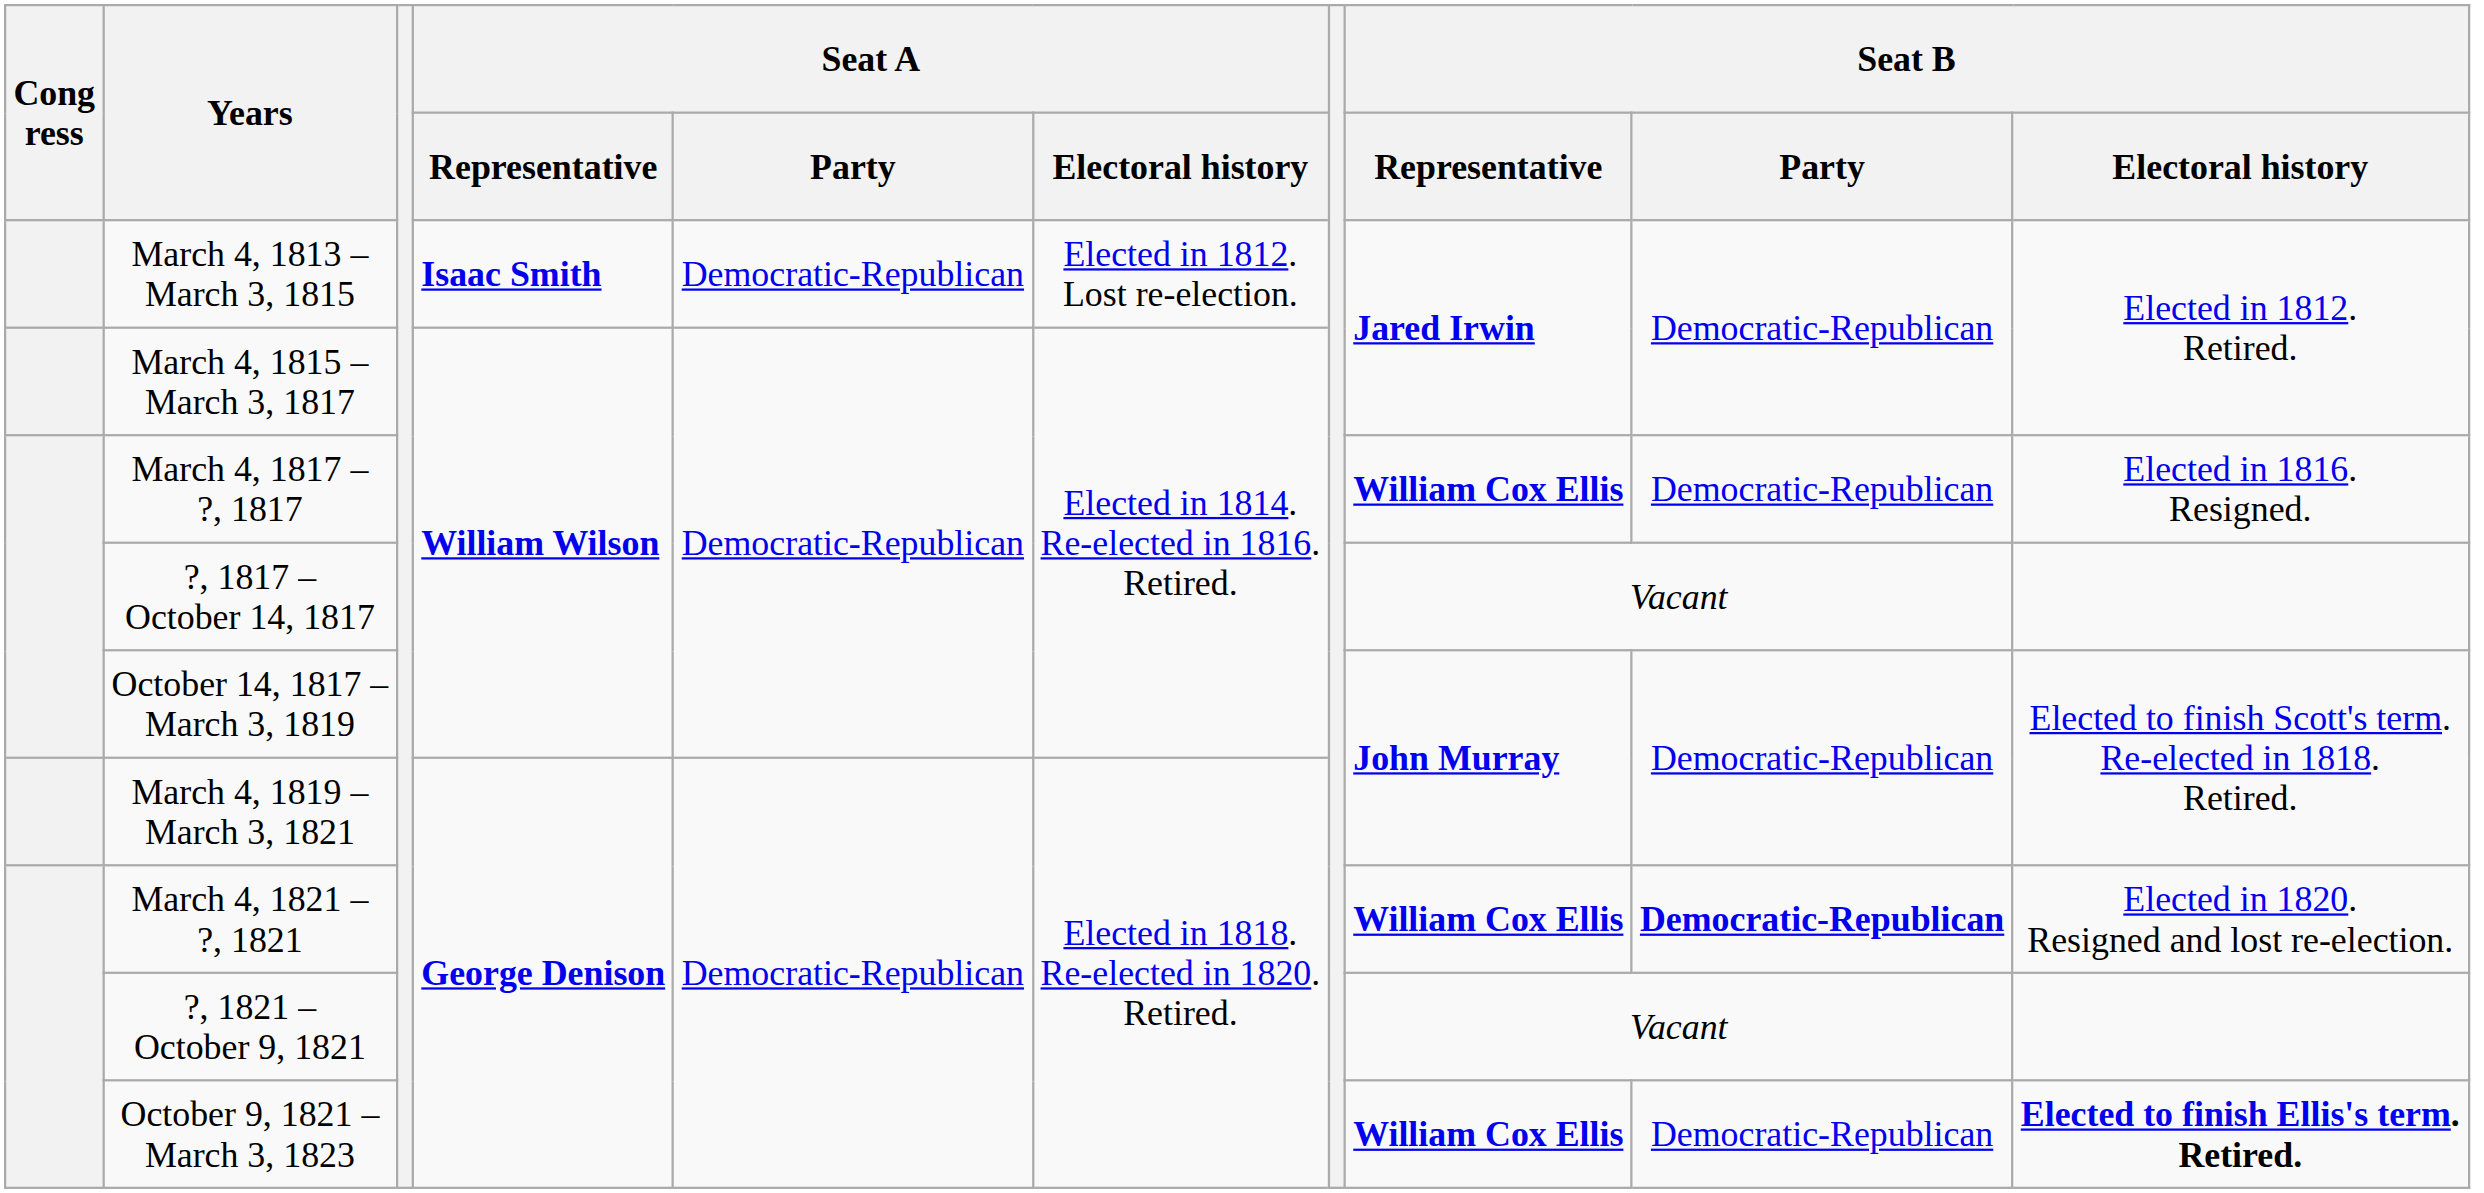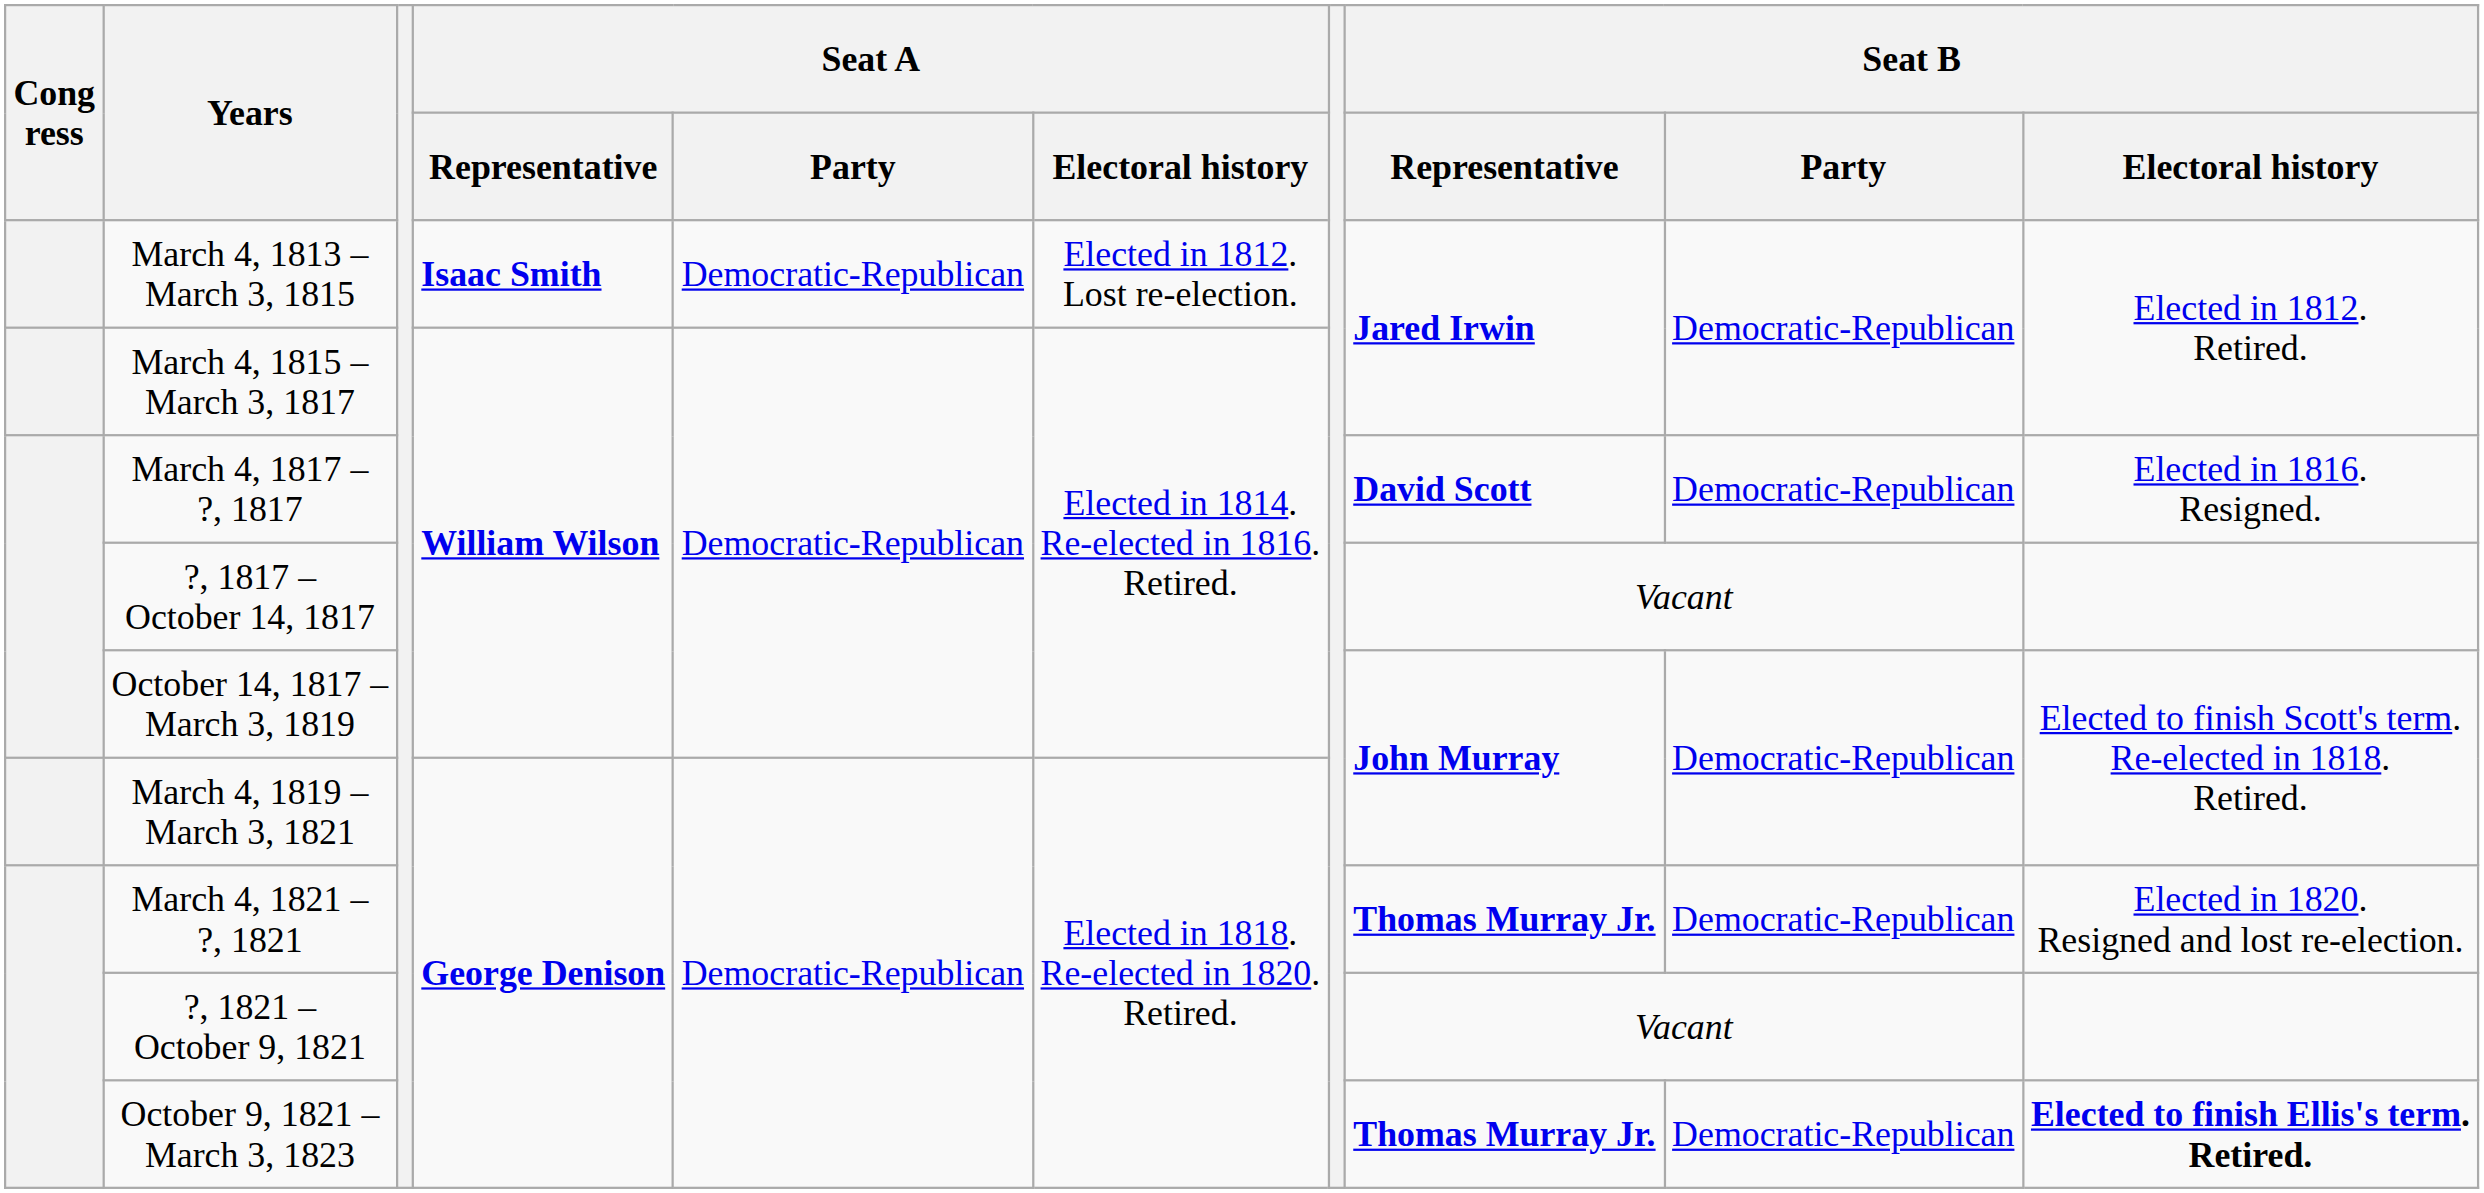(1488, 488) William Cox Ellis -> (1442, 488) David Scott
(1488, 918) William Cox Ellis -> (1504, 918) Thomas Murray Jr.
(1822, 918) bold -> (1843, 918) normal
(1488, 1133) William Cox Ellis -> (1504, 1133) Thomas Murray Jr.
